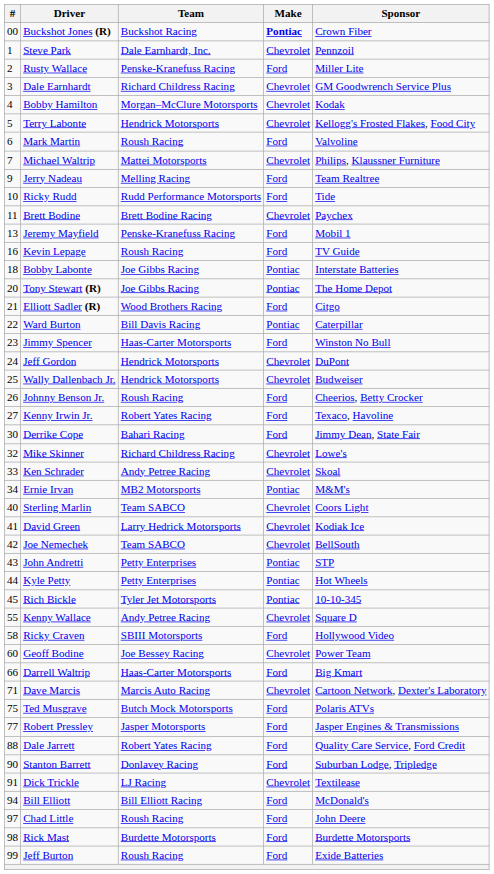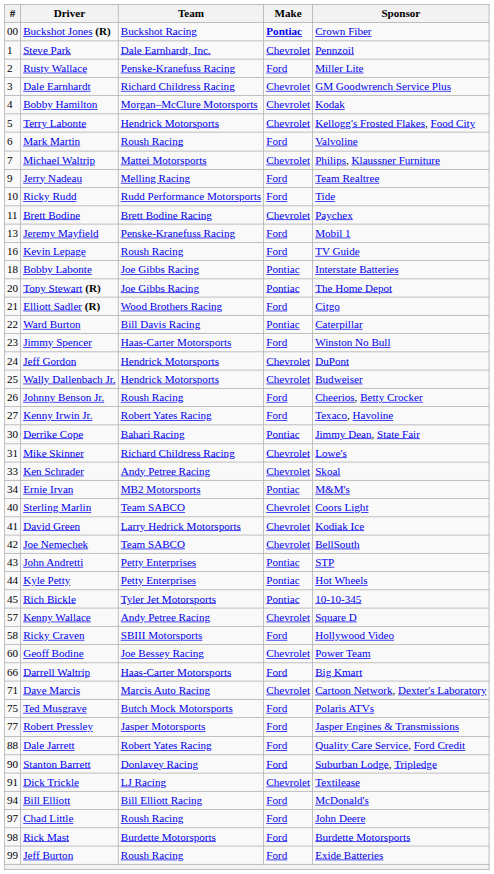(277, 434) Ford -> (283, 434) Pontiac
(12, 452) 32 -> (12, 452) 31
(12, 617) 55 -> (12, 617) 57
